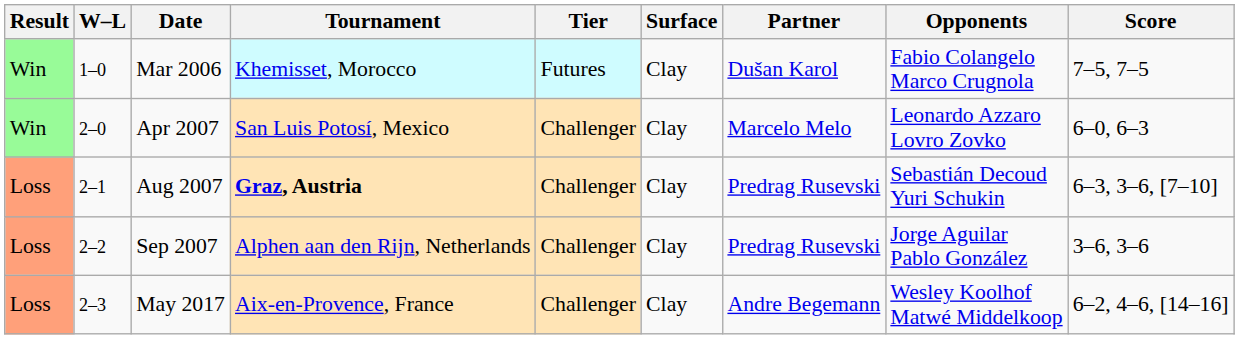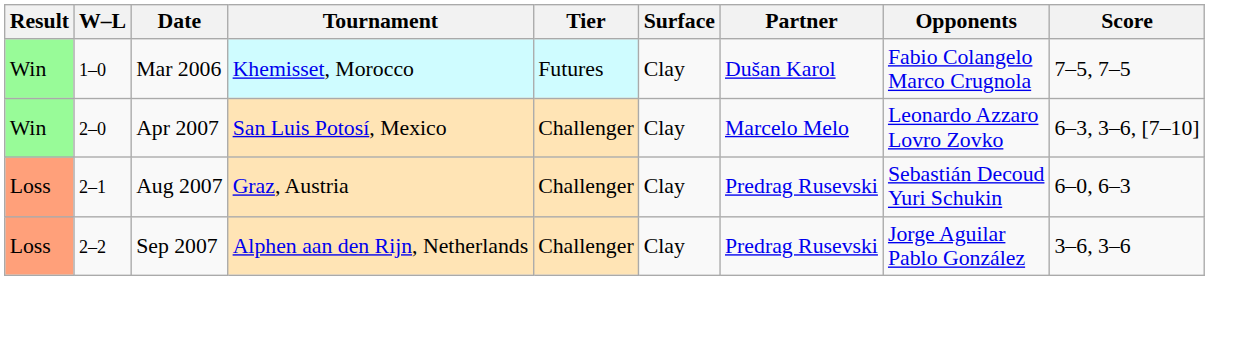(1111, 127) 6–0, 6–3 -> (1127, 127) 6–3, 3–6, [7–10]
(298, 186) bold -> (291, 186) normal
(1145, 186) 6–3, 3–6, [7–10] -> (1093, 186) 6–0, 6–3
- row: (181, 304)
